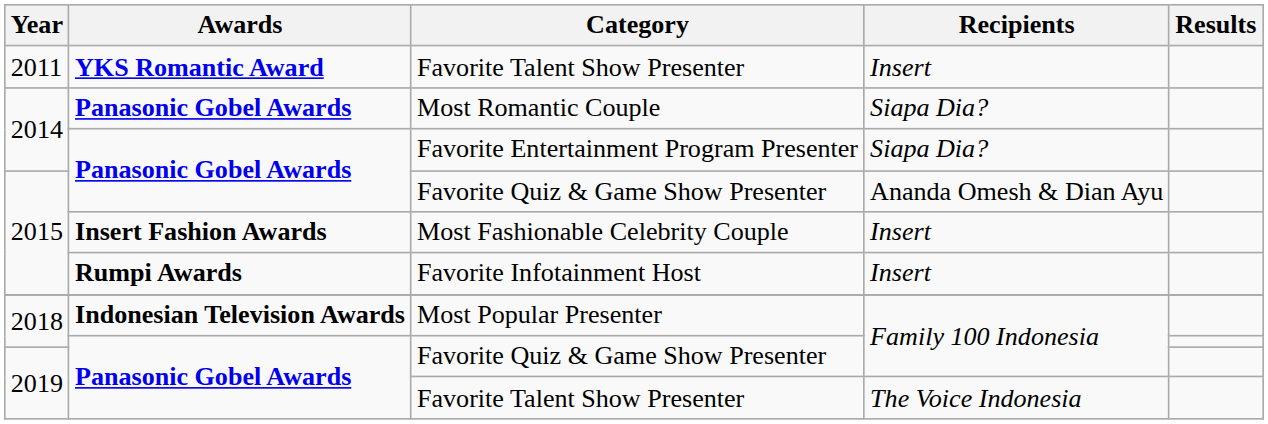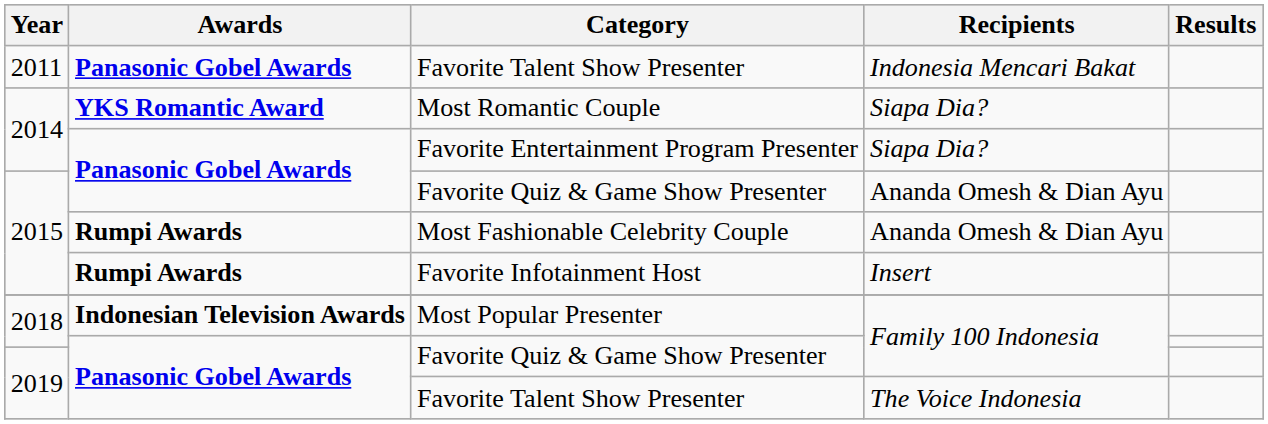(199, 66) YKS Romantic Award -> (213, 66) Panasonic Gobel Awards
(901, 66) Insert -> (1003, 66) Indonesia Mencari Bakat
(213, 107) Panasonic Gobel Awards -> (199, 107) YKS Romantic Award
(201, 231) Insert Fashion Awards -> (158, 231) Rumpi Awards
(901, 231) Insert -> (1017, 231) Ananda Omesh & Dian Ayu
